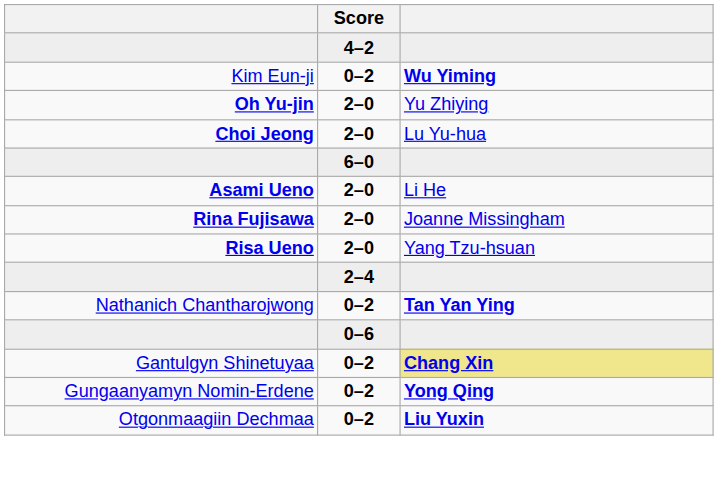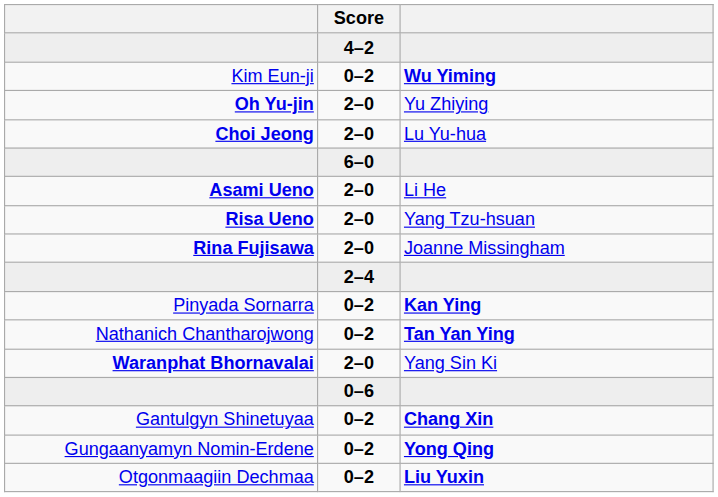rows swapped: (270, 248) <-> (254, 219)
+ row: (243, 305)
+ row: (213, 362)
(449, 362) khaki background -> (449, 420) no background
